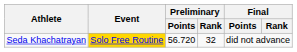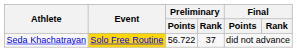(182, 41) 56.720 -> (182, 41) 56.722
(211, 41) 32 -> (211, 41) 37
